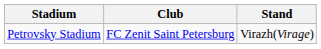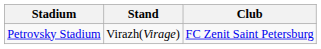columns swapped: (170, 14) <-> (277, 14)
